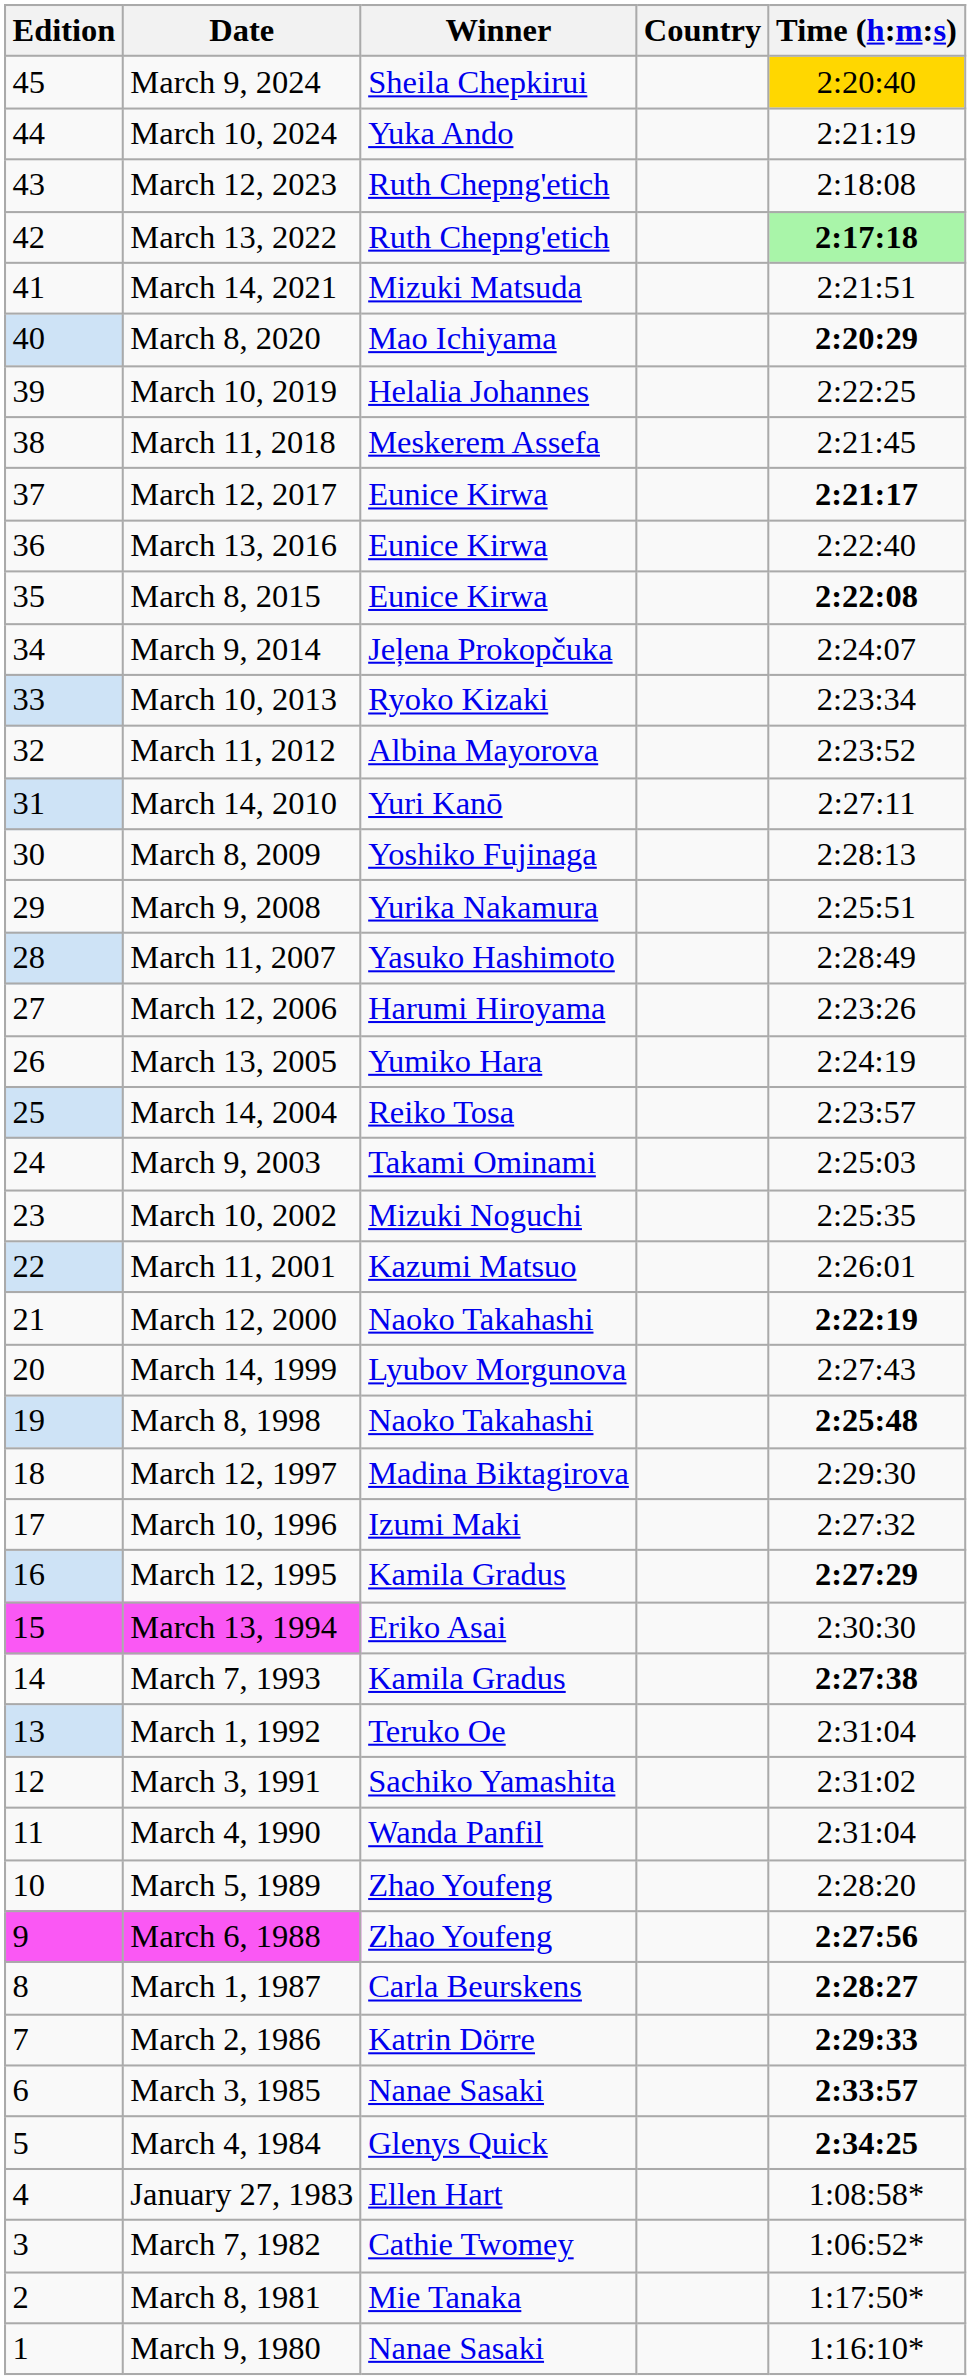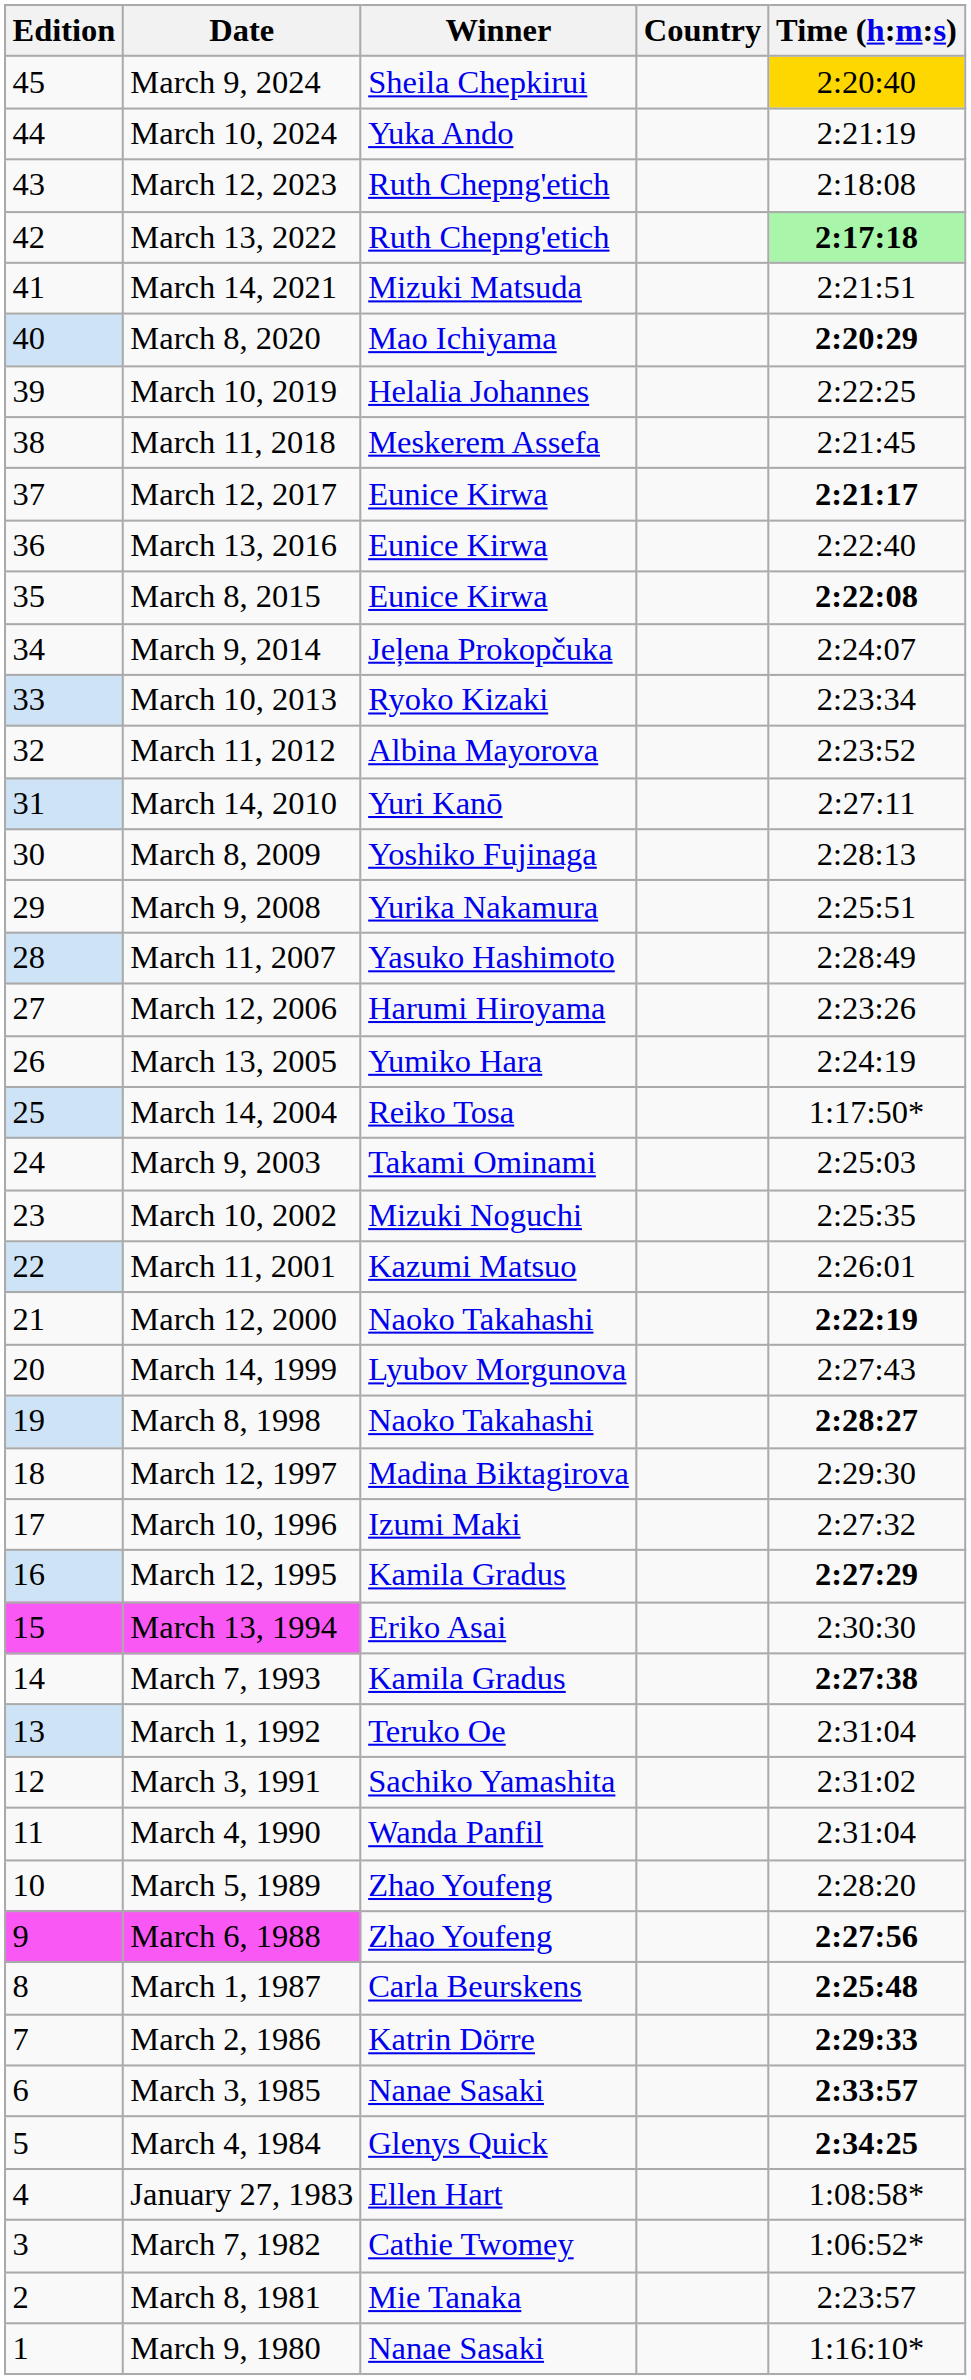(866, 1111) 2:23:57 -> (866, 1111) 1:17:50*
(866, 1421) 2:25:48 -> (866, 1421) 2:28:27
(866, 1987) 2:28:27 -> (866, 1987) 2:25:48
(866, 2296) 1:17:50* -> (866, 2296) 2:23:57
